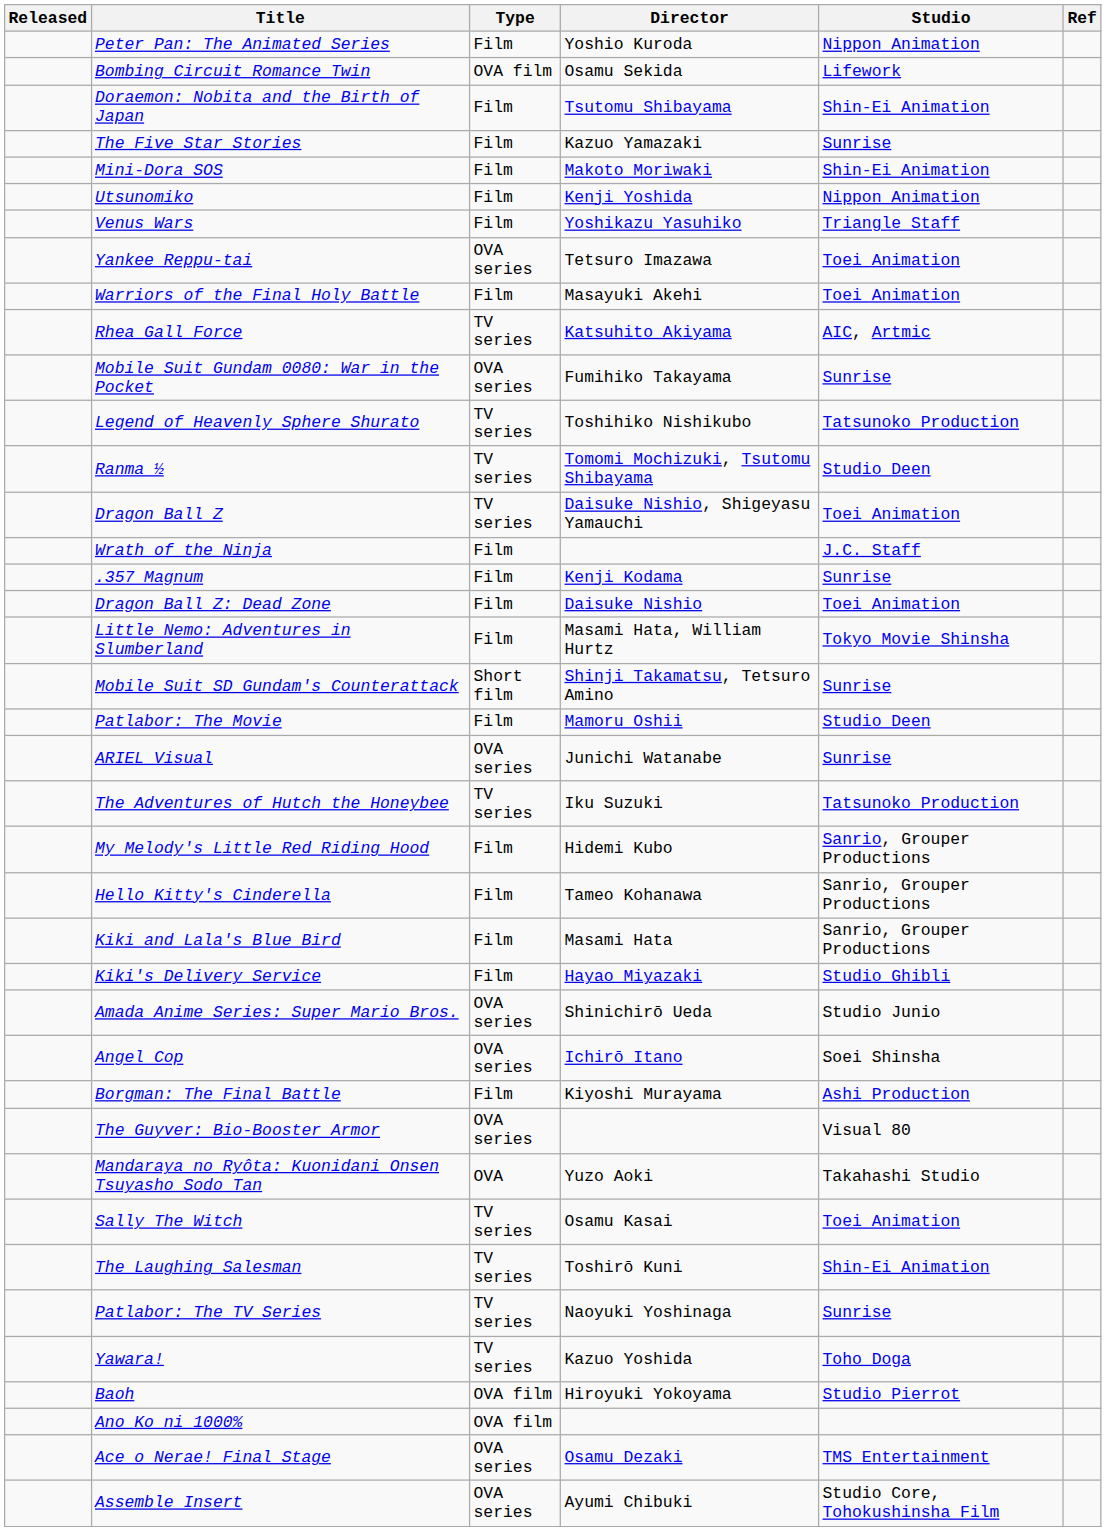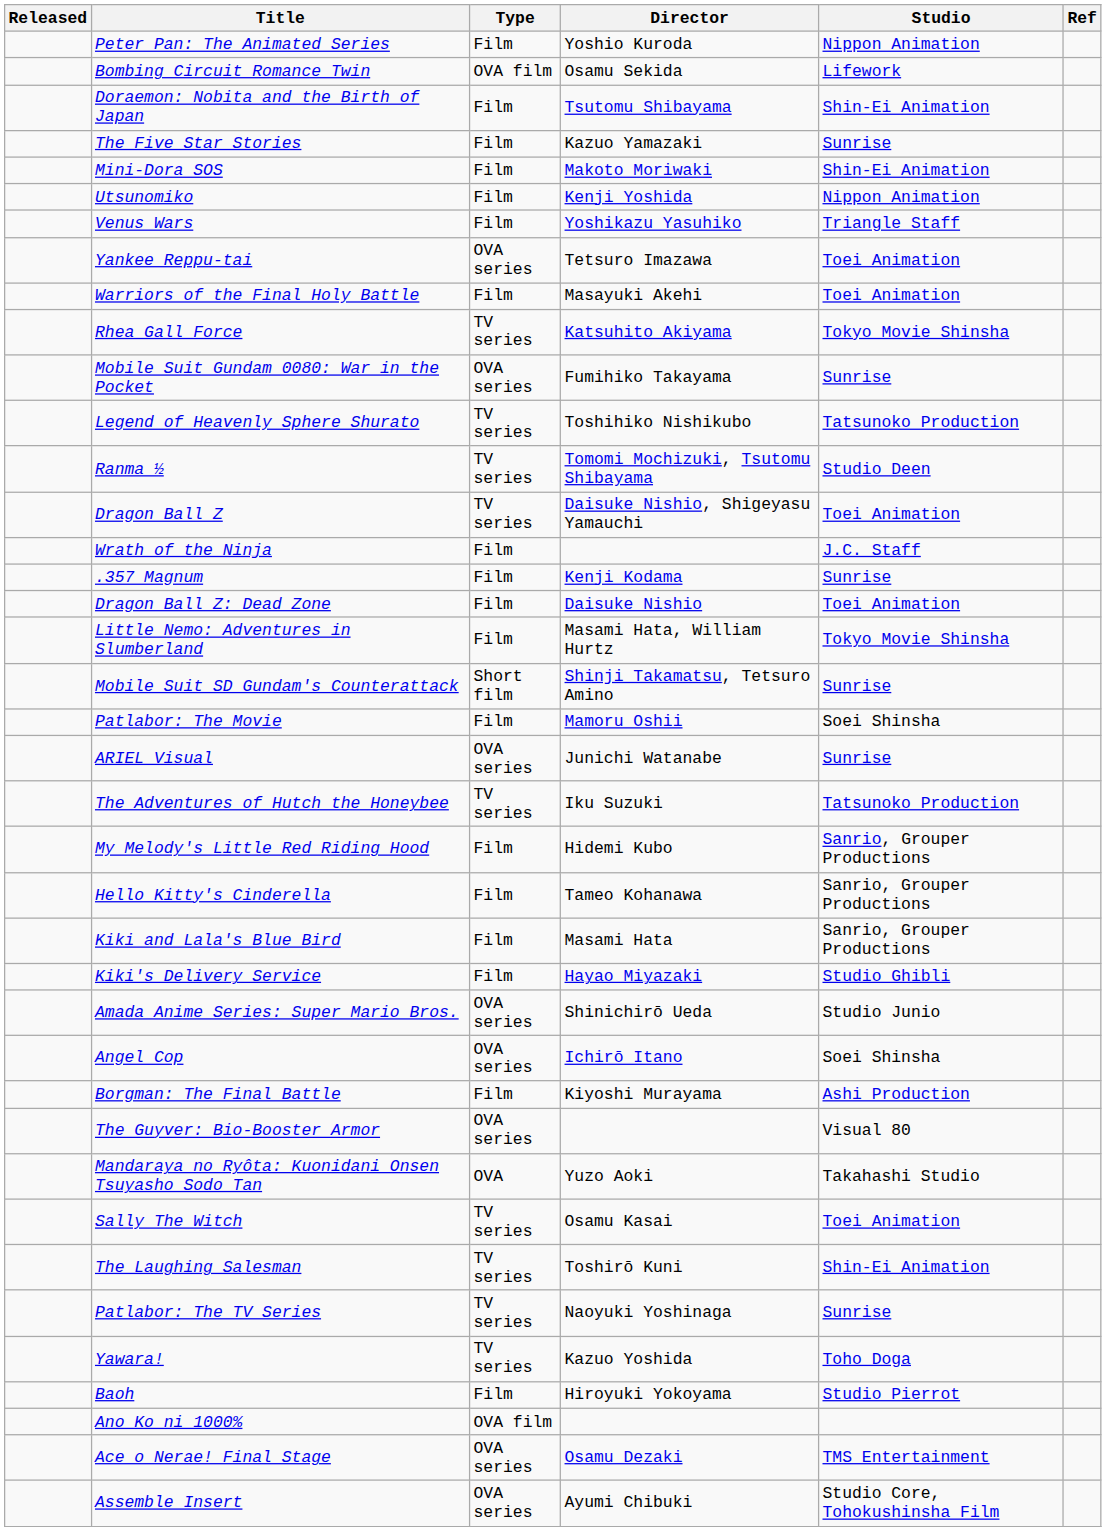(877, 332) AIC, Artmic -> (916, 332) Tokyo Movie Shinsha
(877, 722) Studio Deen -> (881, 722) Soei Shinsha
(513, 1395) OVA film -> (493, 1395) Film
